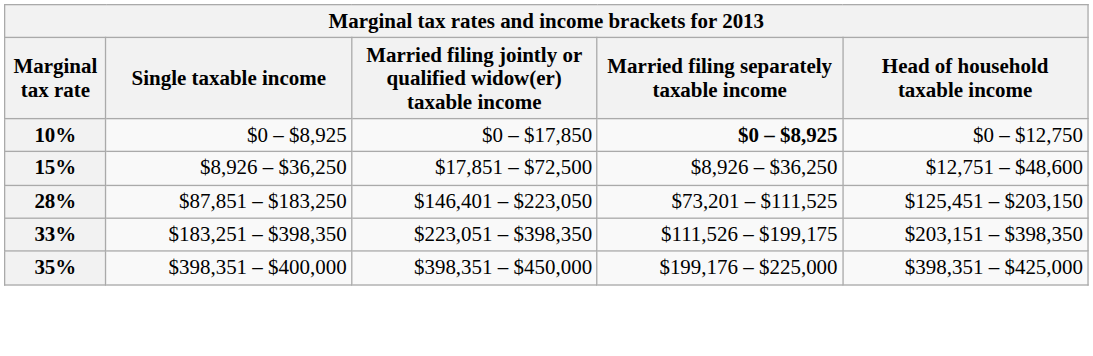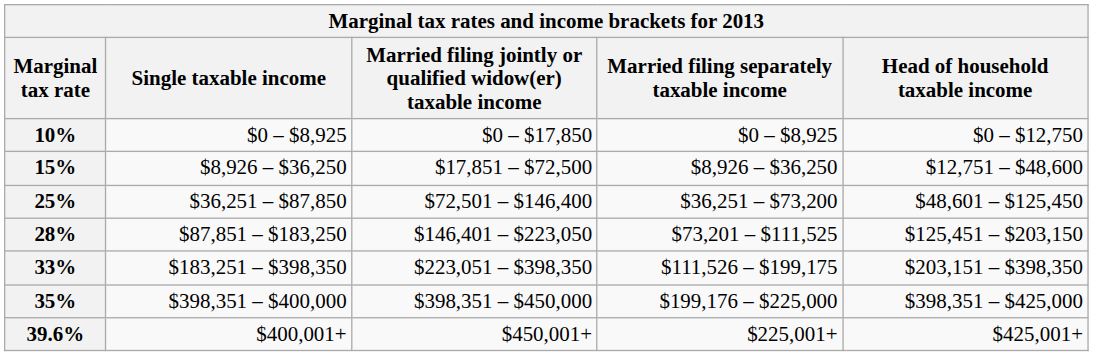(788, 134) bold -> (788, 134) normal
+ row: (55, 201)
+ row: (55, 334)
